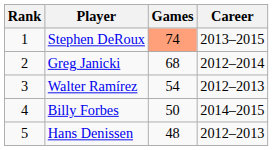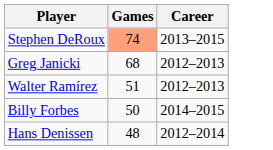- column: (24, 16)
(232, 63) 2012–2014 -> (192, 63) 2012–2013
(173, 87) 54 -> (133, 87) 51
(232, 134) 2012–2013 -> (192, 134) 2012–2014
